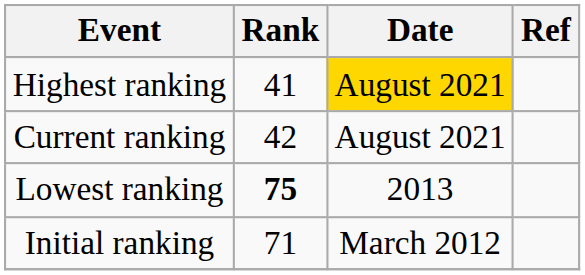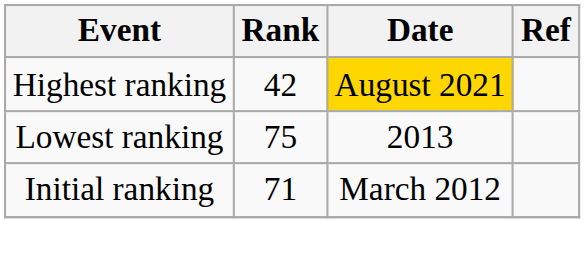(280, 83) 41 -> (280, 83) 42
- row: (119, 136)
(280, 189) bold -> (280, 136) normal
